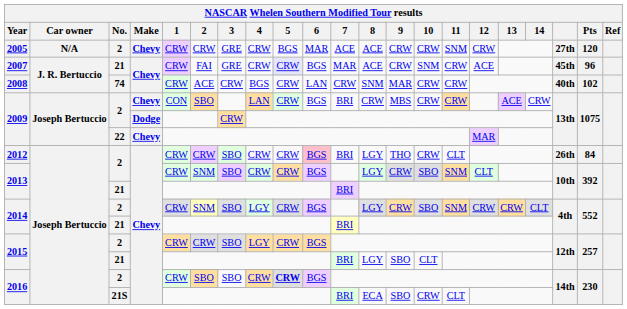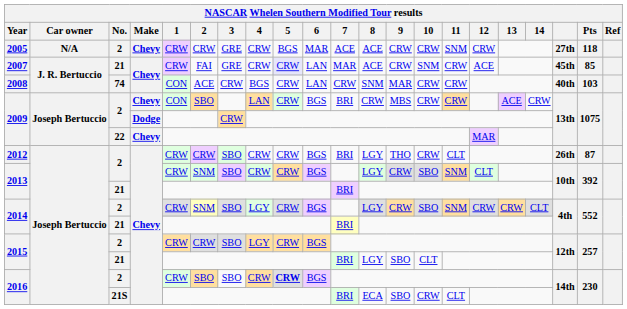(590, 48) 120 -> (590, 48) 118
(317, 66) BGS -> (317, 66) LAN
(590, 66) 96 -> (590, 66) 85
(176, 83) CRW -> (176, 83) CON
(590, 83) 102 -> (590, 83) 103
(317, 154) pink background -> (317, 154) no background
(590, 154) 84 -> (590, 154) 87
